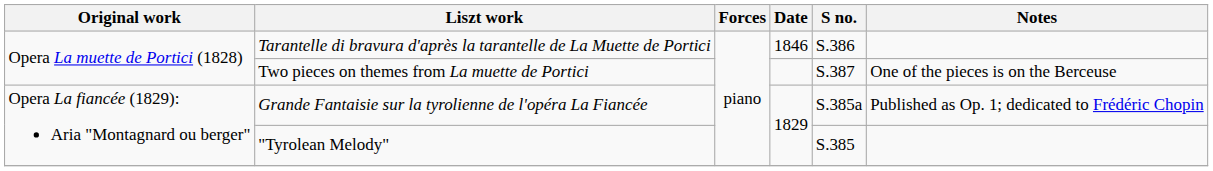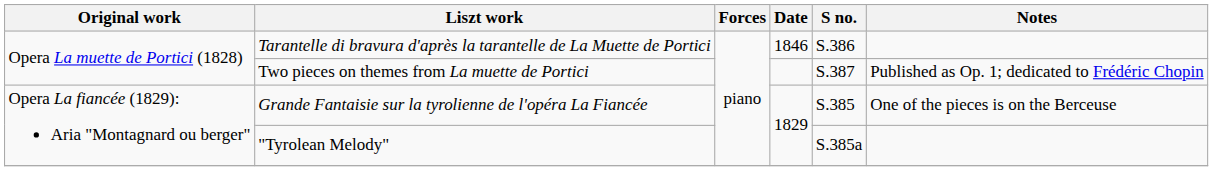(993, 71) One of the pieces is on the Berceuse -> (1037, 71) Published as Op. 1; dedicated to Frédéric Chopin
(839, 105) S.385a -> (835, 105) S.385
(1037, 105) Published as Op. 1; dedicated to Frédéric Chopin -> (993, 105) One of the pieces is on the Berceuse
(835, 145) S.385 -> (839, 145) S.385a
